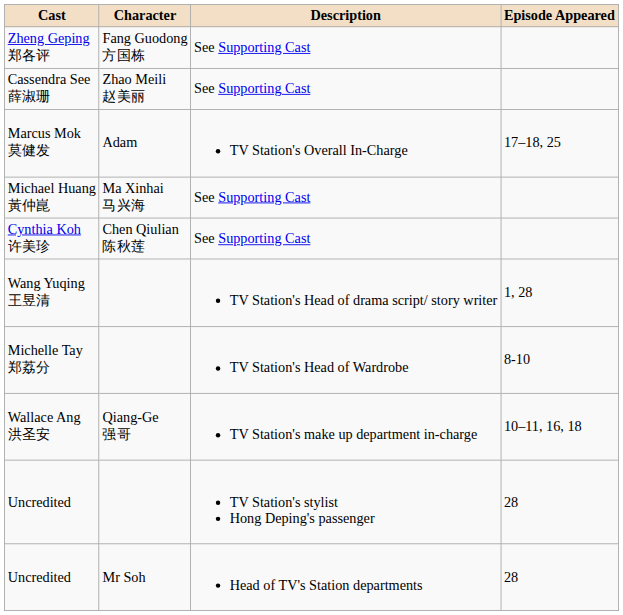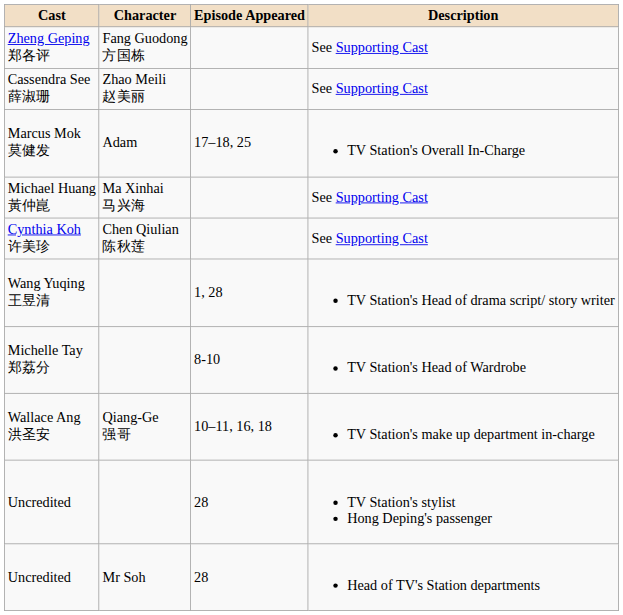columns swapped: (346, 15) <-> (559, 15)
